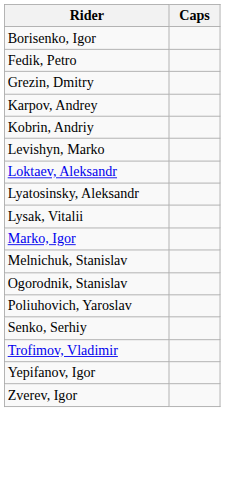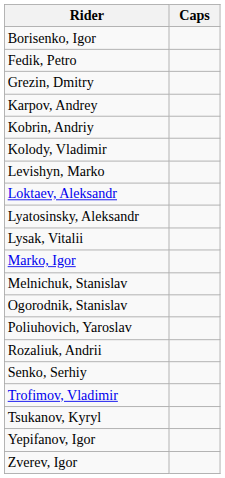+ row: (57, 149)
+ row: (55, 350)
+ row: (54, 417)
